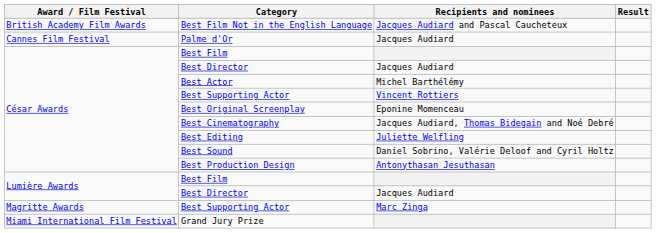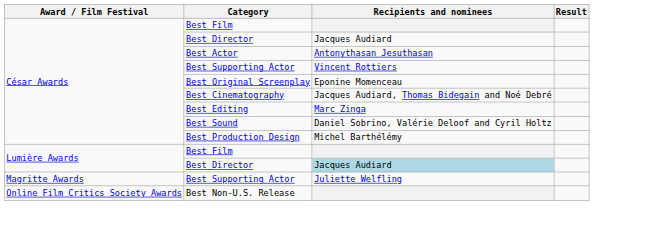- row: (76, 25)
- row: (58, 39)
(420, 81) Michel Barthélémy -> (374, 53) Antonythasan Jesuthasan
(420, 137) Juliette Welfling -> (340, 109) Marc Zinga
(436, 165) Antonythasan Jesuthasan -> (358, 137) Michel Barthélémy
(415, 193) no background -> (353, 165) lightblue background
(402, 207) Marc Zinga -> (358, 179) Juliette Welfling
- row: (92, 221)
+ row: (94, 193)
